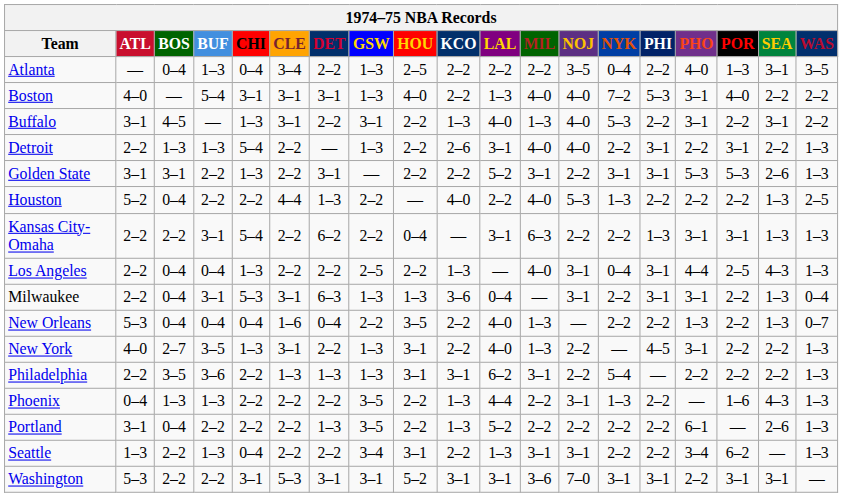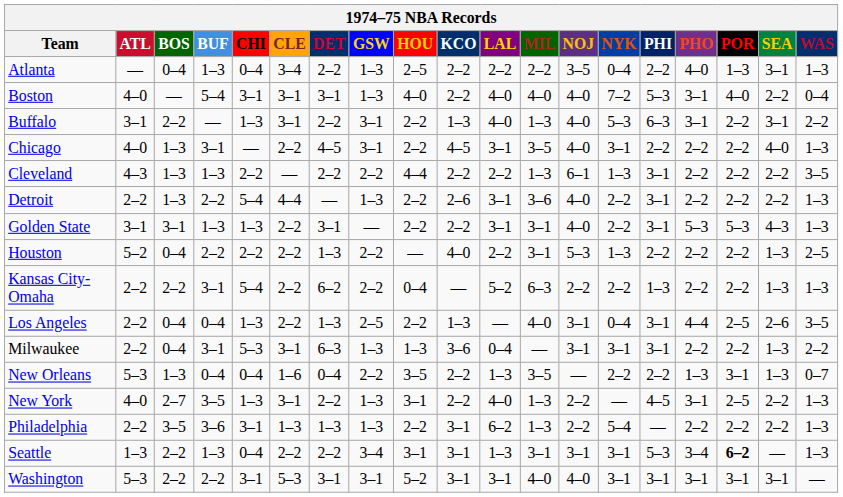(817, 69) 3–5 -> (817, 69) 1–3
(500, 95) 1–3 -> (500, 95) 4–0
(817, 95) 2–2 -> (817, 95) 0–4
(174, 121) 4–5 -> (174, 121) 2–2
(658, 121) 2–2 -> (658, 121) 6–3
+ row: (35, 148)
+ row: (40, 174)
(213, 148) 1–3 -> (213, 200) 2–2
(290, 148) 2–2 -> (290, 200) 4–4
(539, 148) 4–0 -> (539, 200) 3–6
(738, 148) 3–1 -> (738, 200) 2–2
(213, 174) 2–2 -> (213, 226) 1–3
(500, 174) 5–2 -> (500, 226) 3–1
(578, 174) 2–2 -> (578, 226) 4–0
(619, 174) 3–1 -> (619, 226) 2–2
(777, 174) 2–6 -> (777, 226) 4–3
(290, 200) 4–4 -> (290, 252) 2–2
(539, 200) 4–0 -> (539, 252) 3–1
(500, 235) 3–1 -> (500, 287) 5–2
(697, 235) 3–1 -> (697, 287) 2–2
(738, 235) 3–1 -> (738, 287) 2–2
(329, 271) 2–2 -> (329, 323) 1–3
(777, 271) 4–3 -> (777, 323) 2–6
(817, 271) 1–3 -> (817, 323) 3–5
(619, 297) 2–2 -> (619, 349) 3–1
(697, 297) 3–1 -> (697, 349) 2–2
(817, 297) 0–4 -> (817, 349) 2–2
(174, 323) 0–4 -> (174, 375) 1–3
(500, 323) 4–0 -> (500, 375) 1–3
(539, 323) 1–3 -> (539, 375) 3–5
(738, 323) 2–2 -> (738, 375) 3–1
(738, 349) 2–2 -> (738, 401) 2–5
(251, 375) 2–2 -> (251, 427) 3–1
(415, 375) 3–1 -> (415, 427) 2–2
(539, 375) 3–1 -> (539, 427) 1–3
- row: (34, 401)
- row: (35, 427)
(458, 453) 2–2 -> (458, 453) 3–1
(619, 453) 2–2 -> (619, 453) 3–1
(658, 453) 2–2 -> (658, 453) 5–3
(738, 453) normal -> (738, 453) bold
(539, 479) 3–6 -> (539, 479) 4–0
(578, 479) 7–0 -> (578, 479) 4–0
(697, 479) 2–2 -> (697, 479) 3–1
